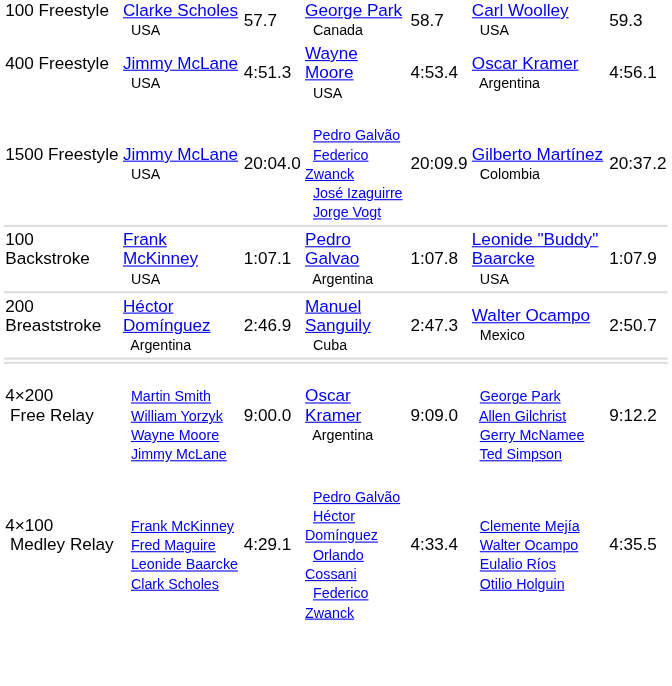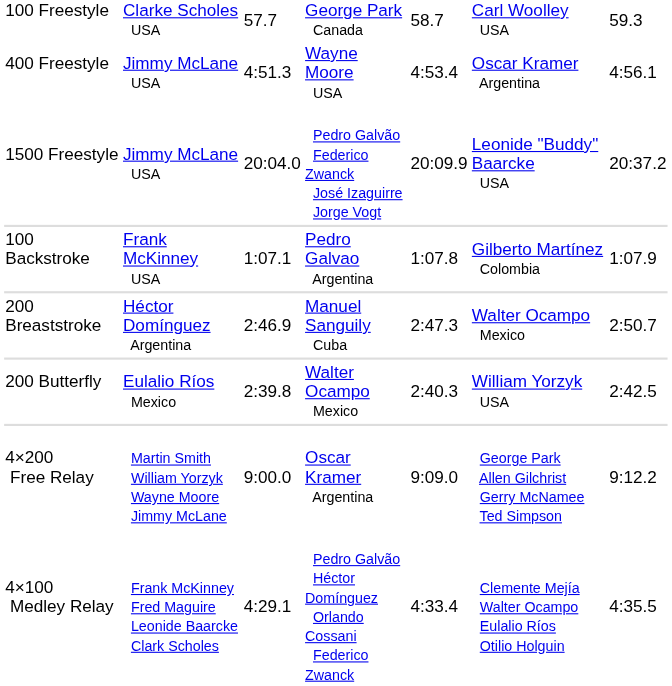(538, 163) Gilberto Martínez Colombia -> (535, 163) Leonide "Buddy" Baarcke USA
(535, 259) Leonide "Buddy" Baarcke USA -> (538, 259) Gilberto Martínez Colombia
+ row: (53, 391)
